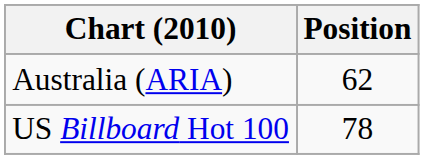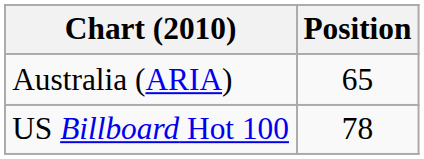(357, 79) 62 -> (357, 79) 65
